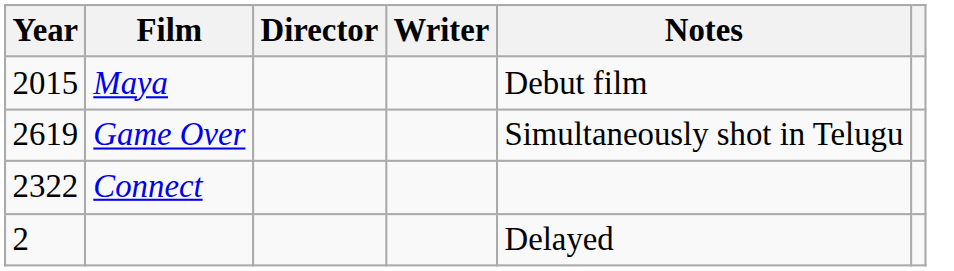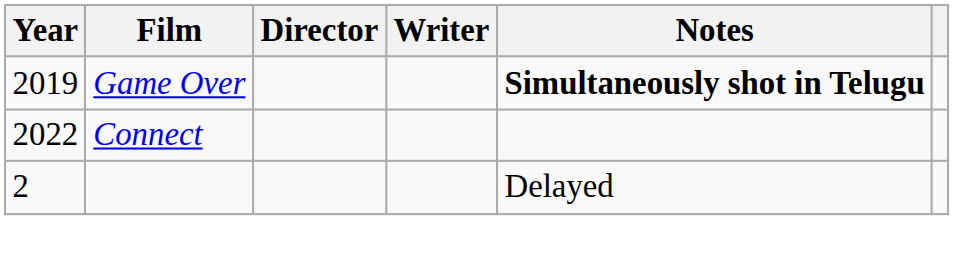- row: (131, 82)
(45, 134) 2619 -> (45, 82) 2019
(704, 134) normal -> (715, 82) bold
(45, 186) 2322 -> (45, 134) 2022
